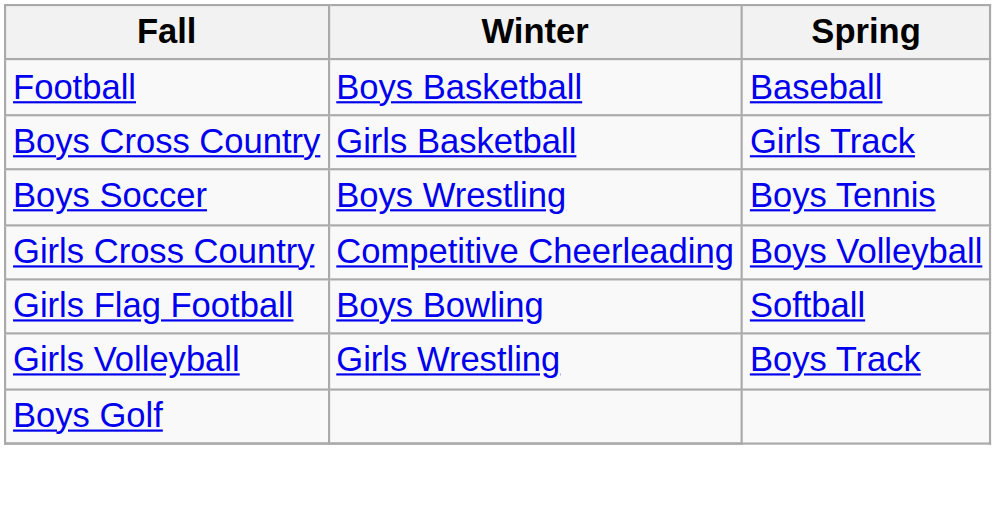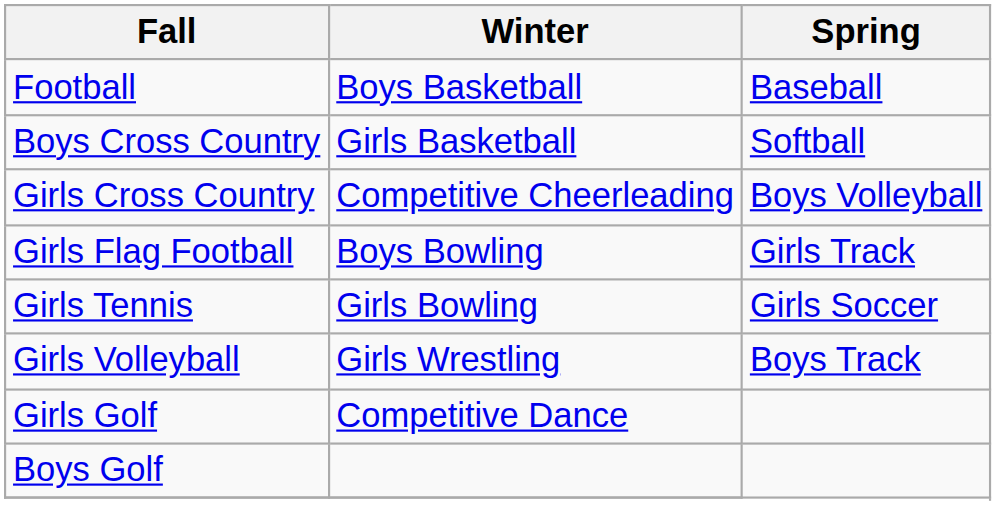(832, 141) Girls Track -> (808, 141) Softball
- row: (110, 196)
(808, 305) Softball -> (832, 251) Girls Track
+ row: (103, 305)
+ row: (85, 415)
